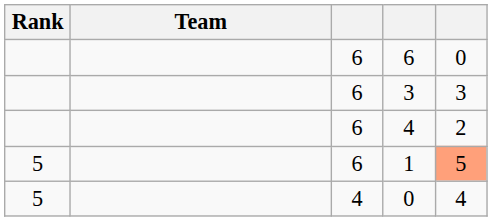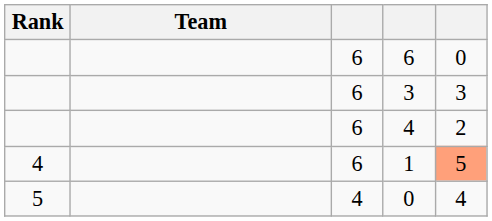(38, 163) 5 -> (38, 163) 4
